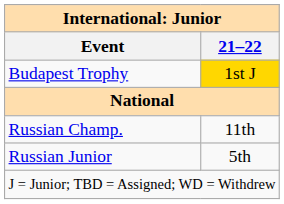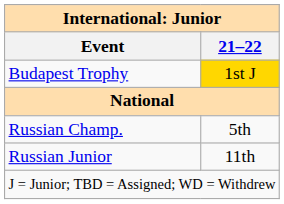(240, 128) 11th -> (240, 128) 5th
(240, 156) 5th -> (240, 156) 11th
